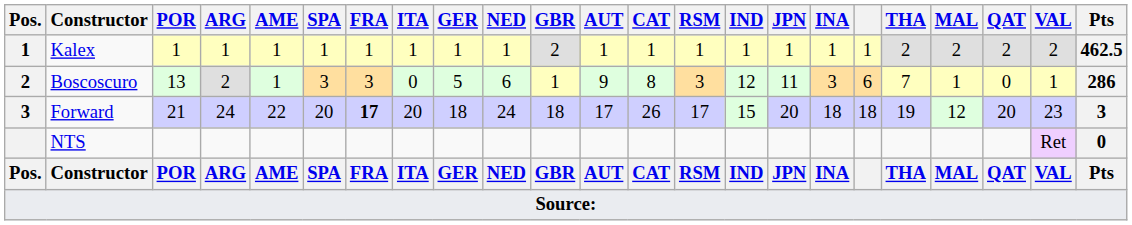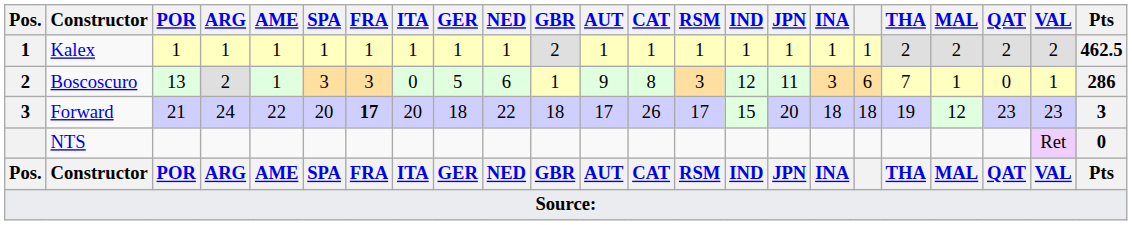(506, 111) 24 -> (506, 111) 22
(1006, 111) 20 -> (1006, 111) 23
